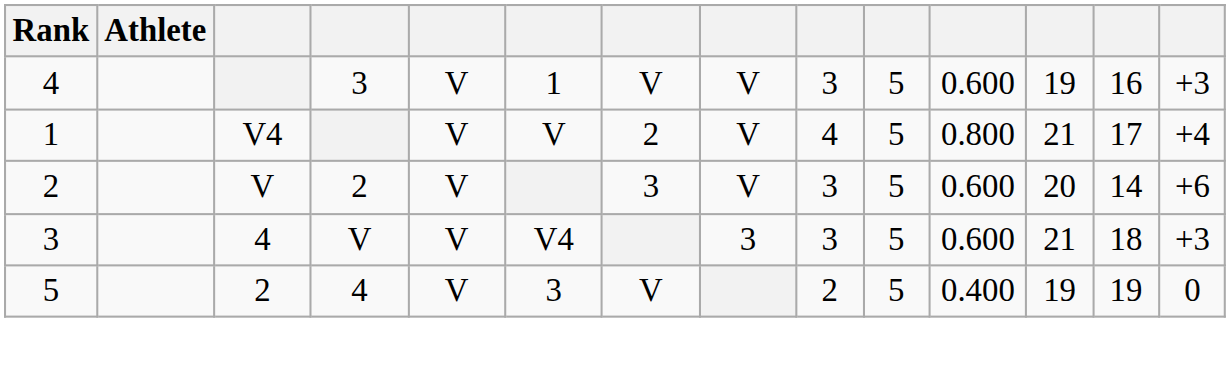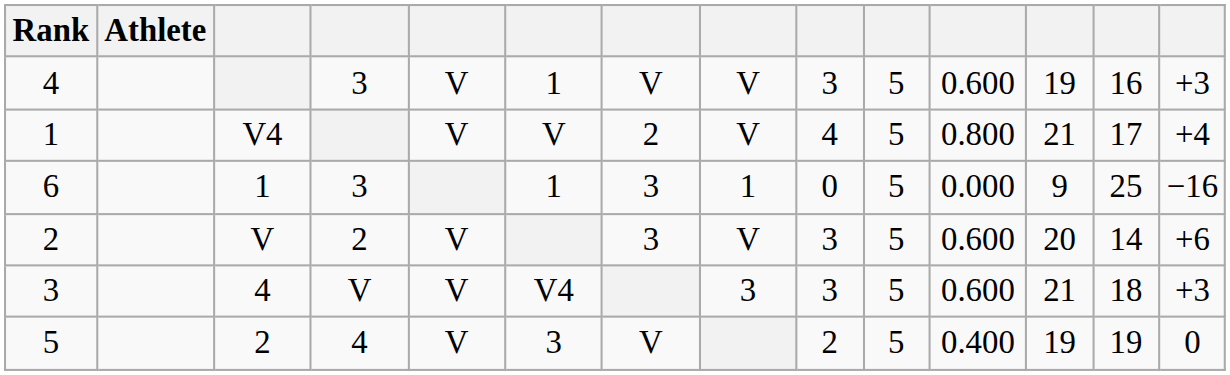+ row: (51, 186)
